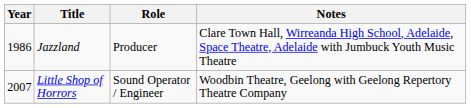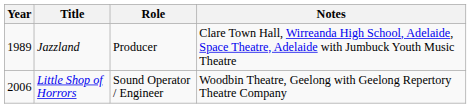(19, 47) 1986 -> (19, 47) 1989
(19, 86) 2007 -> (19, 86) 2006
